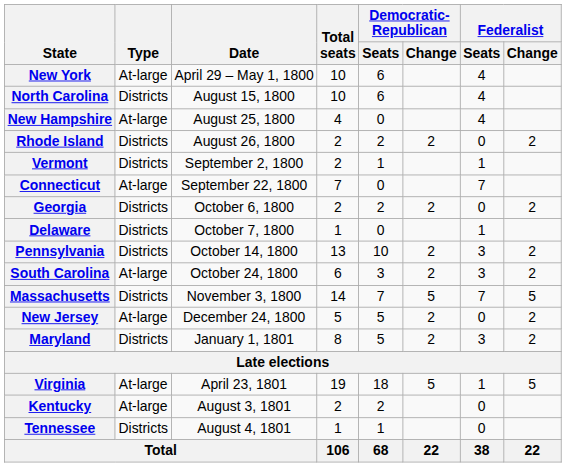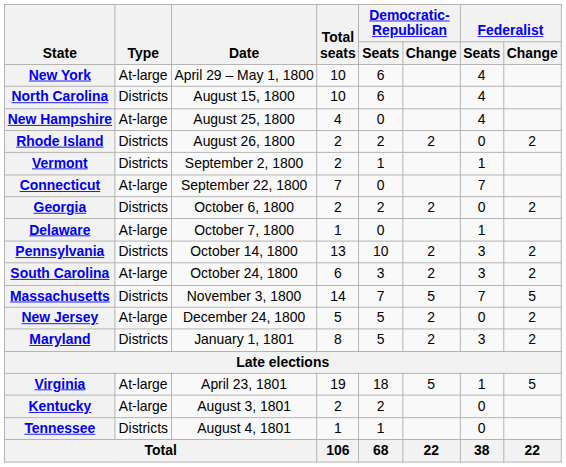(143, 229) Districts -> (143, 229) At-large
